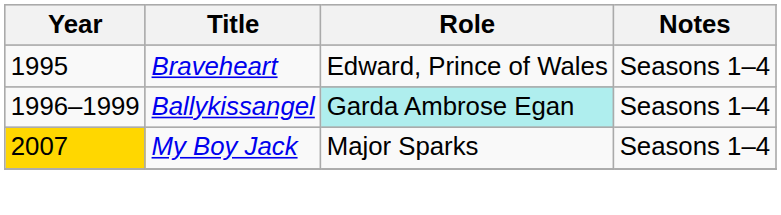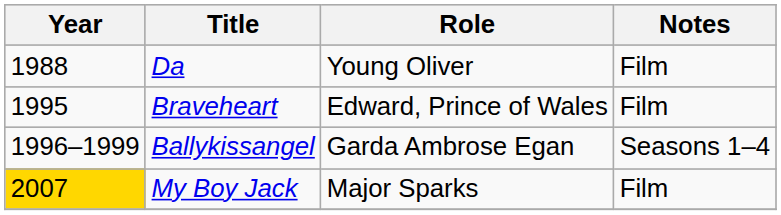+ row: (168, 65)
(695, 65) Seasons 1–4 -> (644, 106) Film
(451, 106) paleturquoise background -> (451, 147) no background
(695, 147) Seasons 1–4 -> (644, 188) Film
